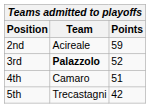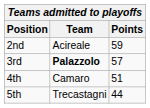(117, 62) 52 -> (117, 62) 57
(117, 95) 42 -> (117, 95) 44
